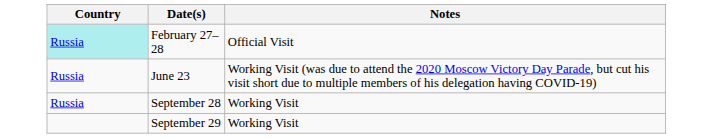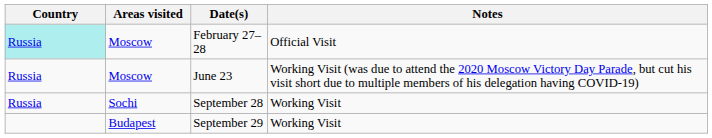+ column: (148, 14)
